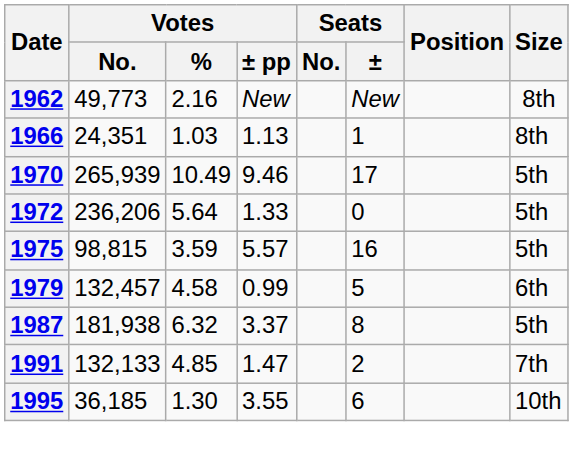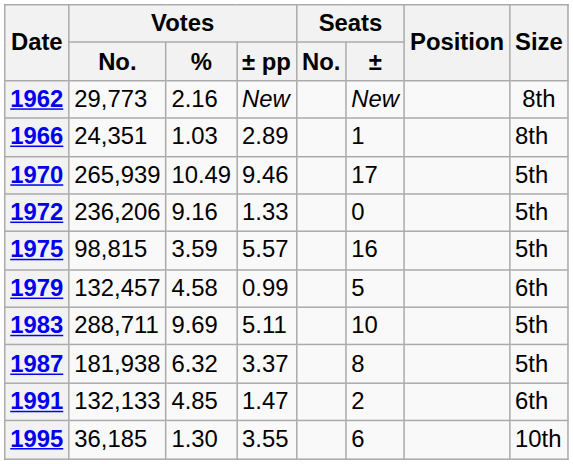(111, 99) 49,773 -> (111, 99) 29,773
(265, 136) 1.13 -> (265, 136) 2.89
(195, 212) 5.64 -> (195, 212) 9.16
+ row: (37, 325)
(532, 363) 7th -> (532, 401) 6th
